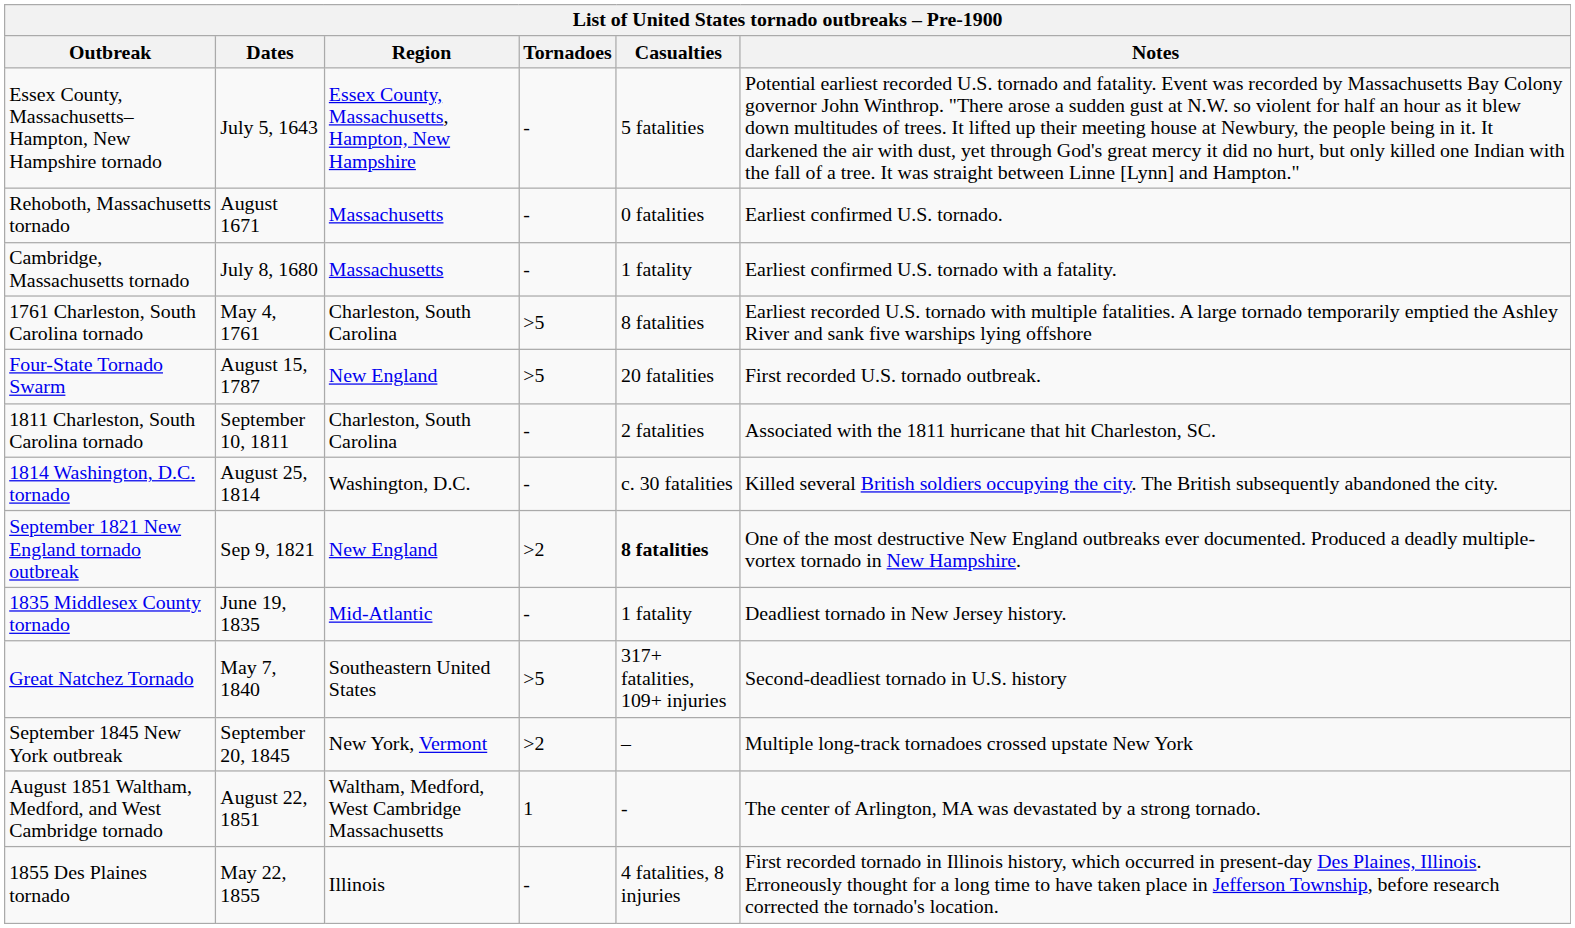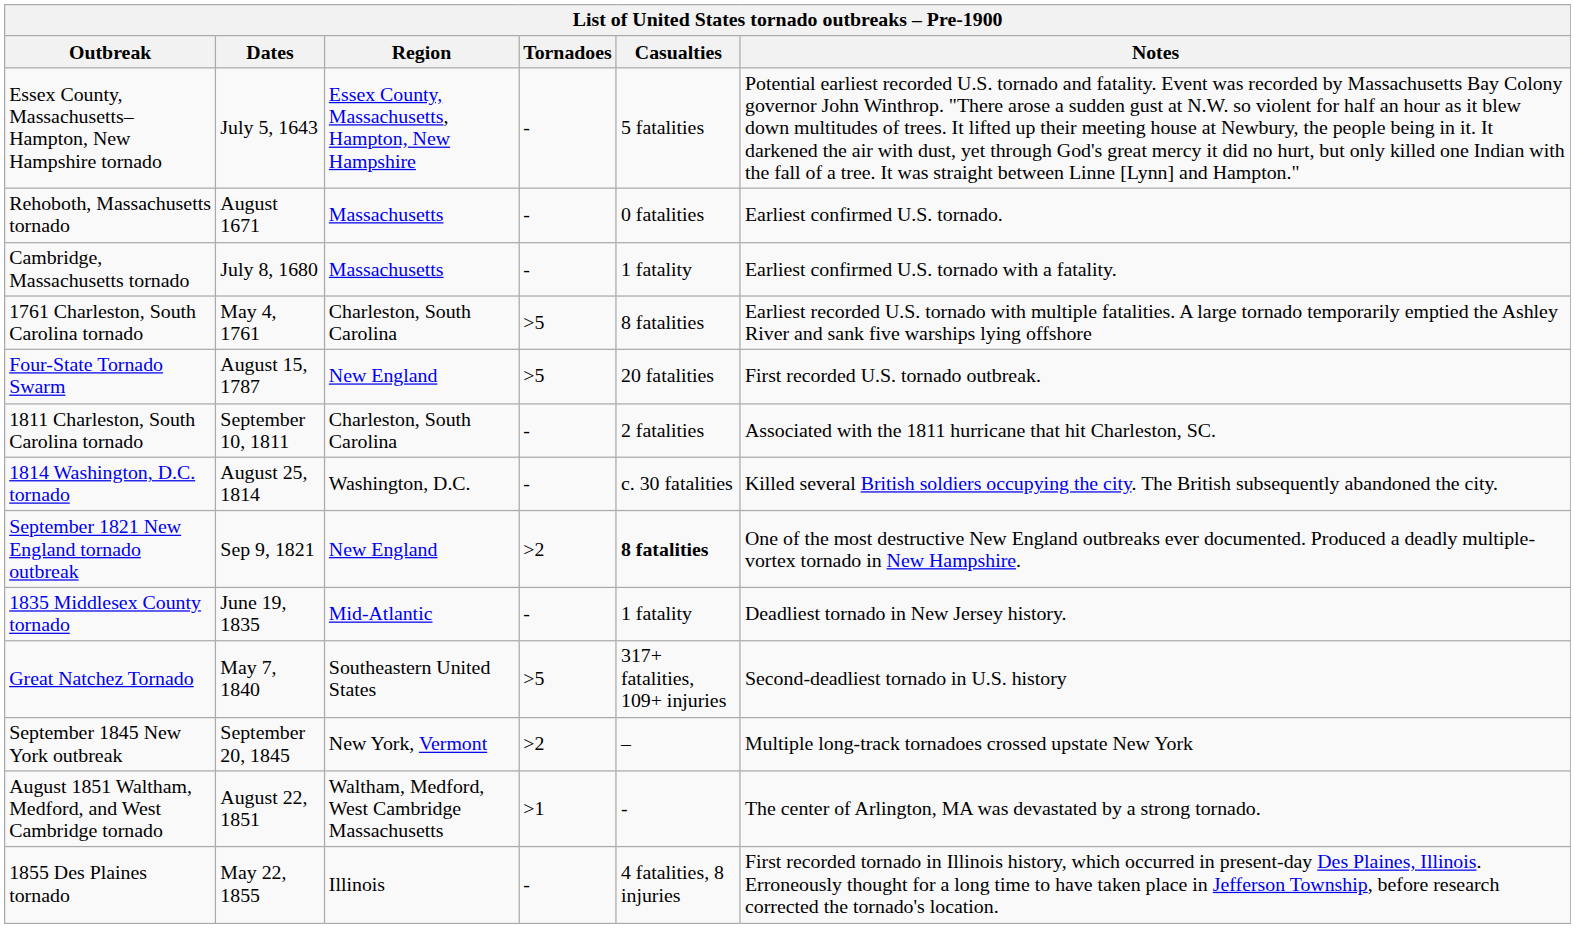(528, 808) 1 -> (534, 808) >1
